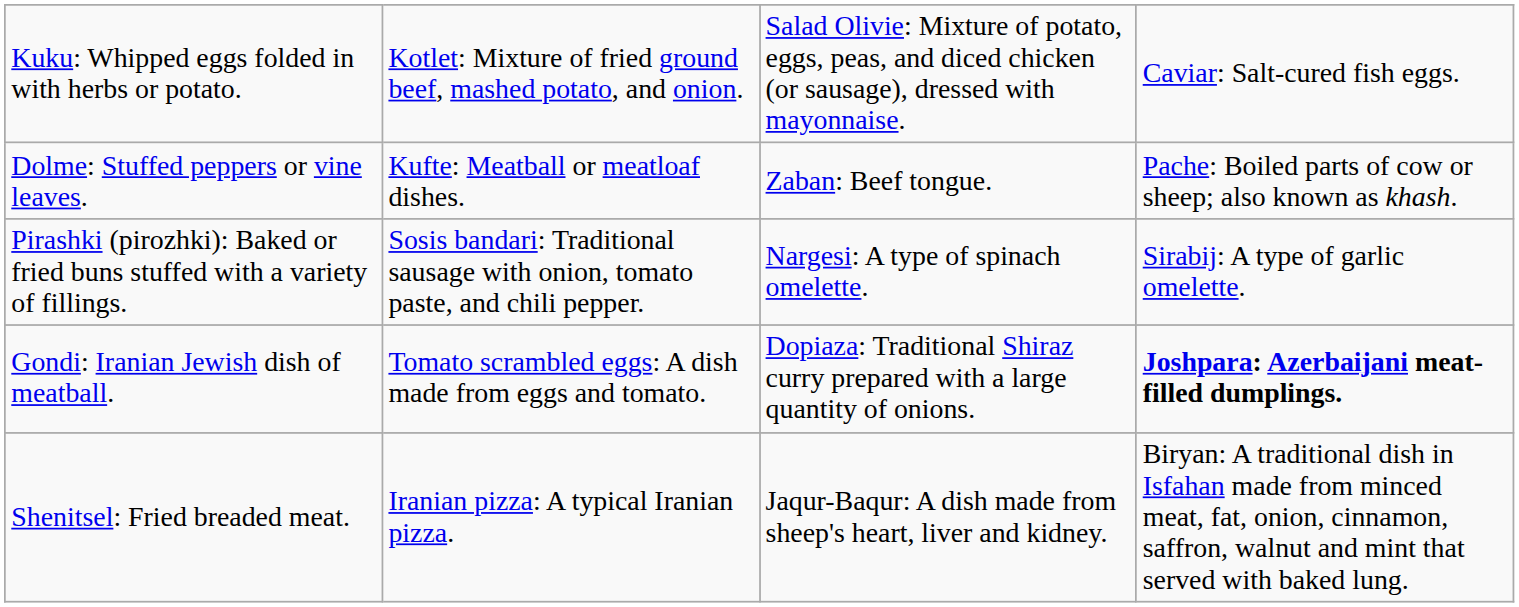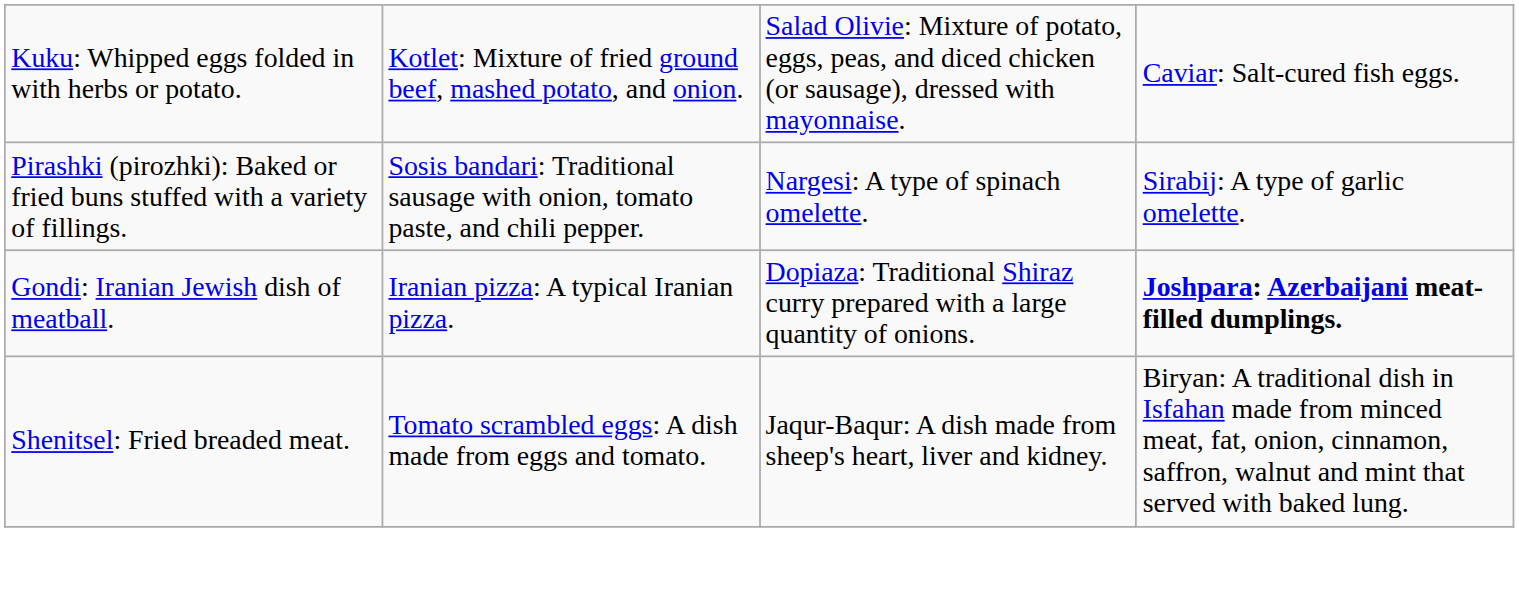- row: (187, 180)
(563, 378) Tomato scrambled eggs: A dish made from eggs and tomato. -> (561, 302) Iranian pizza: A typical Iranian pizza.
(561, 516) Iranian pizza: A typical Iranian pizza. -> (563, 440) Tomato scrambled eggs: A dish made from eggs and tomato.
